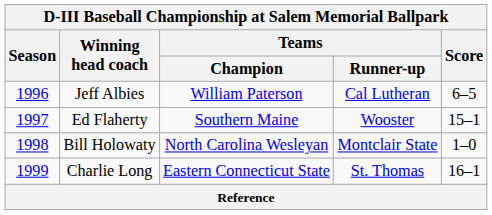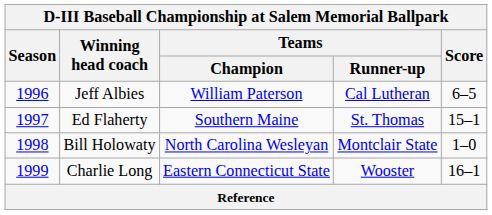(387, 119) Wooster -> (387, 119) St. Thomas
(387, 171) St. Thomas -> (387, 171) Wooster
